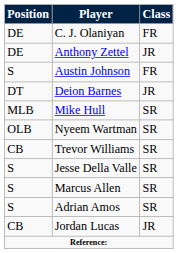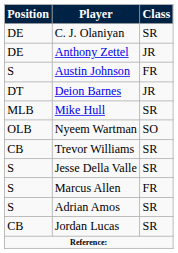(150, 33) FR -> (150, 33) SR
(150, 129) SR -> (150, 129) SO
(150, 187) SR -> (150, 187) FR
(149, 226) JR -> (150, 226) SR
